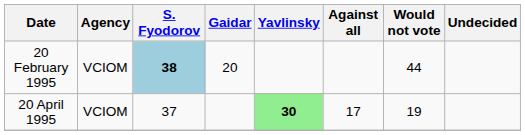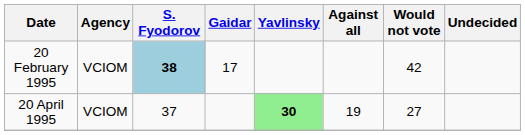(230, 67) 20 -> (230, 67) 17
(414, 67) 44 -> (414, 67) 42
(353, 111) 17 -> (353, 111) 19
(414, 111) 19 -> (414, 111) 27
